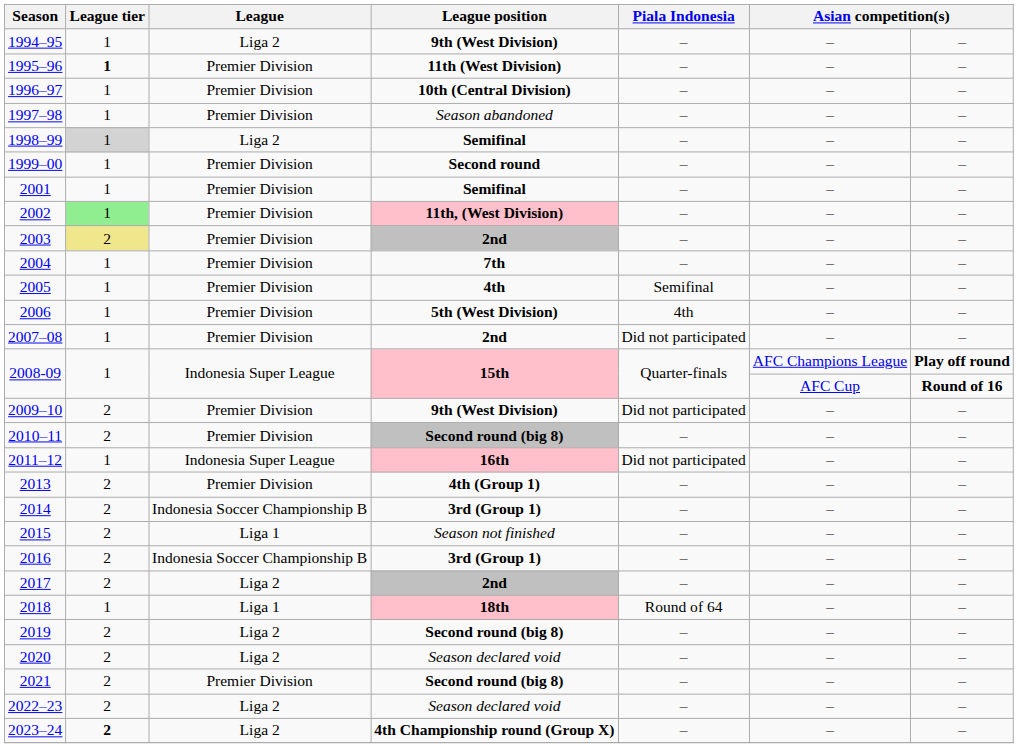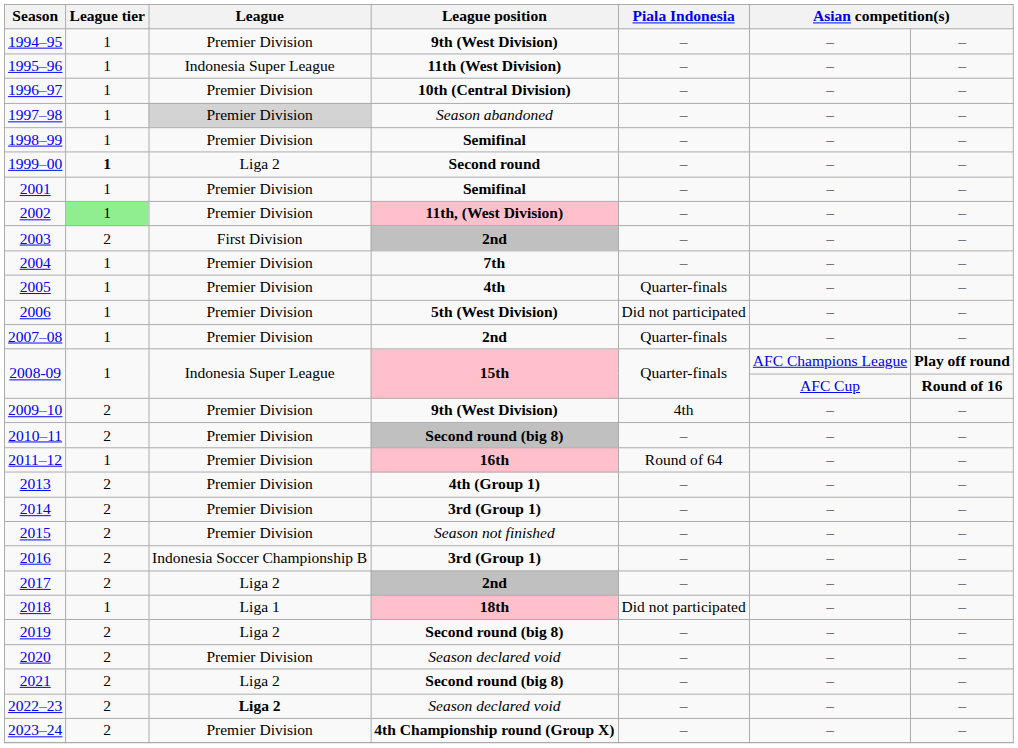(260, 41) Liga 2 -> (260, 41) Premier Division
(107, 66) bold -> (107, 66) normal
(260, 66) Premier Division -> (260, 66) Indonesia Super League
(260, 115) no background -> (260, 115) lightgrey background
(107, 139) lightgrey background -> (107, 139) no background
(260, 139) Liga 2 -> (260, 139) Premier Division
(107, 164) normal -> (107, 164) bold
(260, 164) Premier Division -> (260, 164) Liga 2
(107, 238) khaki background -> (107, 238) no background
(260, 238) Premier Division -> (260, 238) First Division
(684, 287) Semifinal -> (684, 287) Quarter-finals
(684, 312) 4th -> (684, 312) Did not participated
(684, 336) Did not participated -> (684, 336) Quarter-finals
(684, 410) Did not participated -> (684, 410) 4th
(260, 459) Indonesia Super League -> (260, 459) Premier Division
(684, 459) Did not participated -> (684, 459) Round of 64
(260, 509) Indonesia Soccer Championship B -> (260, 509) Premier Division
(260, 533) Liga 1 -> (260, 533) Premier Division
(684, 607) Round of 64 -> (684, 607) Did not participated
(260, 656) Liga 2 -> (260, 656) Premier Division
(260, 681) Premier Division -> (260, 681) Liga 2
(260, 705) normal -> (260, 705) bold
(107, 730) bold -> (107, 730) normal
(260, 730) Liga 2 -> (260, 730) Premier Division
